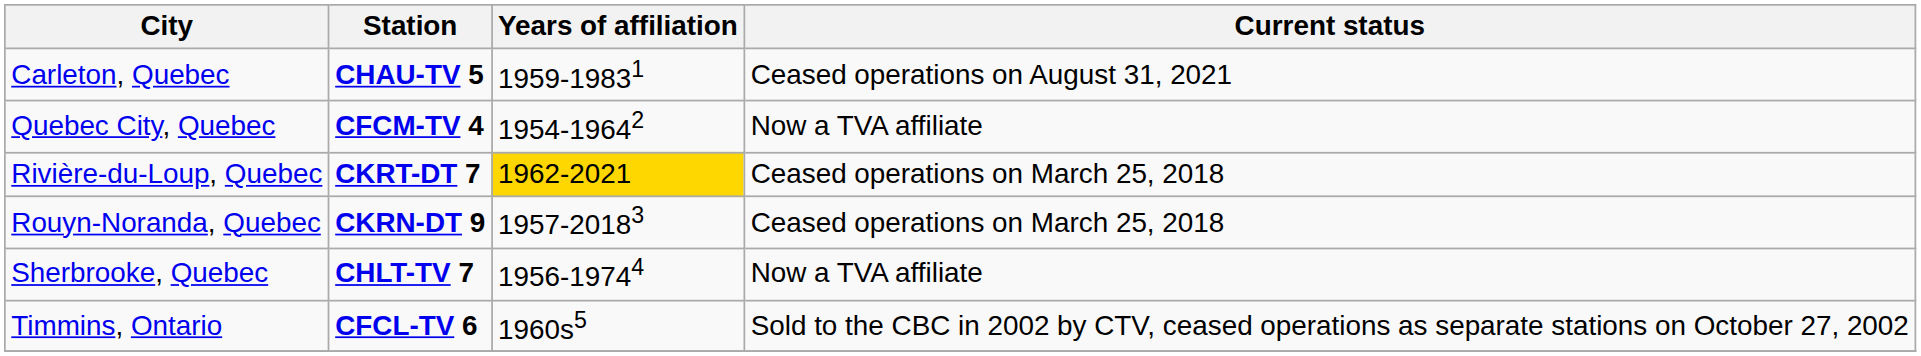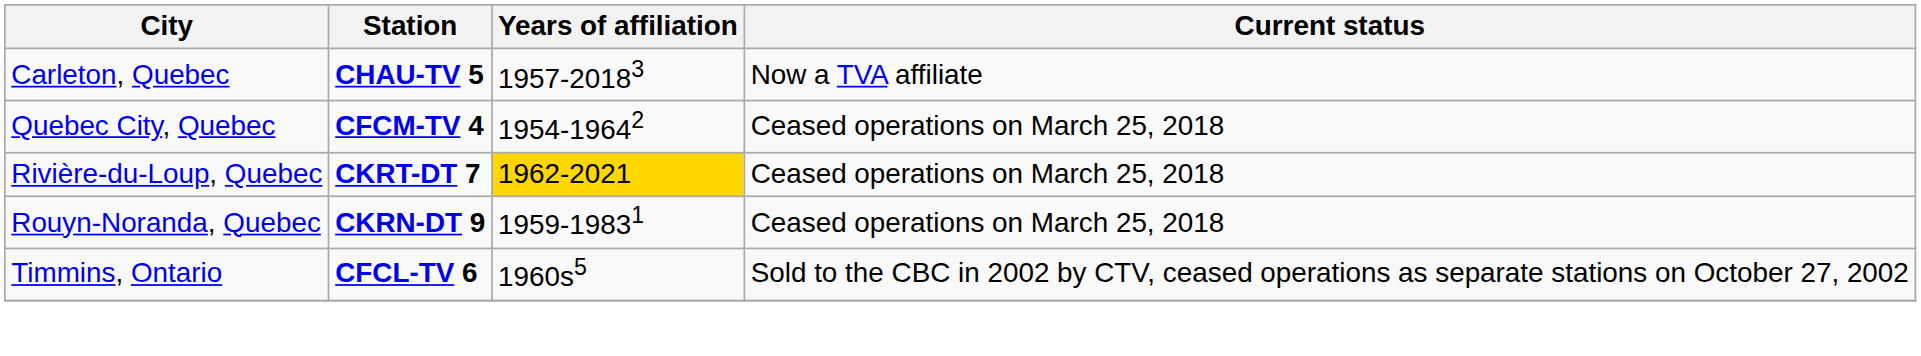(571, 74) 1959-19831 -> (571, 74) 1957-20183
(991, 74) Ceased operations on August 31, 2021 -> (867, 74) Now a TVA affiliate
(867, 126) Now a TVA affiliate -> (987, 126) Ceased operations on March 25, 2018
(571, 222) 1957-20183 -> (571, 222) 1959-19831
- row: (140, 273)
